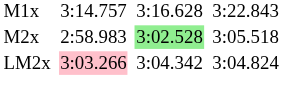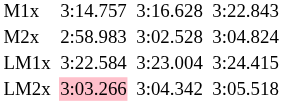(170, 37) lightgreen background -> (170, 37) no background
(246, 37) 3:05.518 -> (246, 37) 3:04.824
+ row: (27, 62)
(246, 62) 3:04.824 -> (246, 88) 3:05.518
